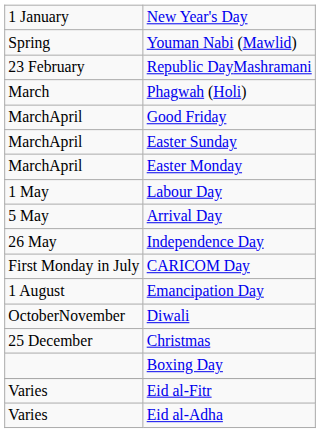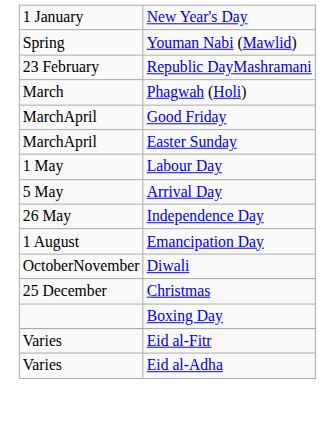- row: (194, 166)
- row: (198, 266)
